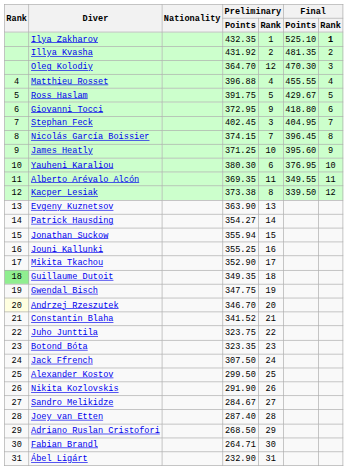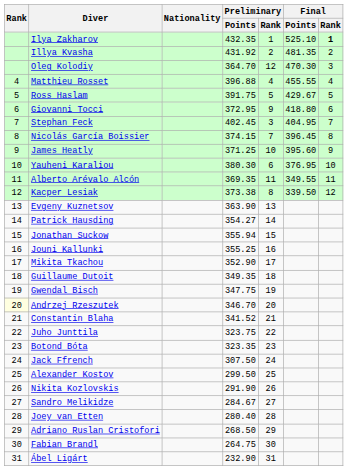(17, 277) lightgreen background -> (17, 277) no background
(240, 417) 287.40 -> (240, 417) 280.40
(240, 445) 264.71 -> (240, 445) 264.75
